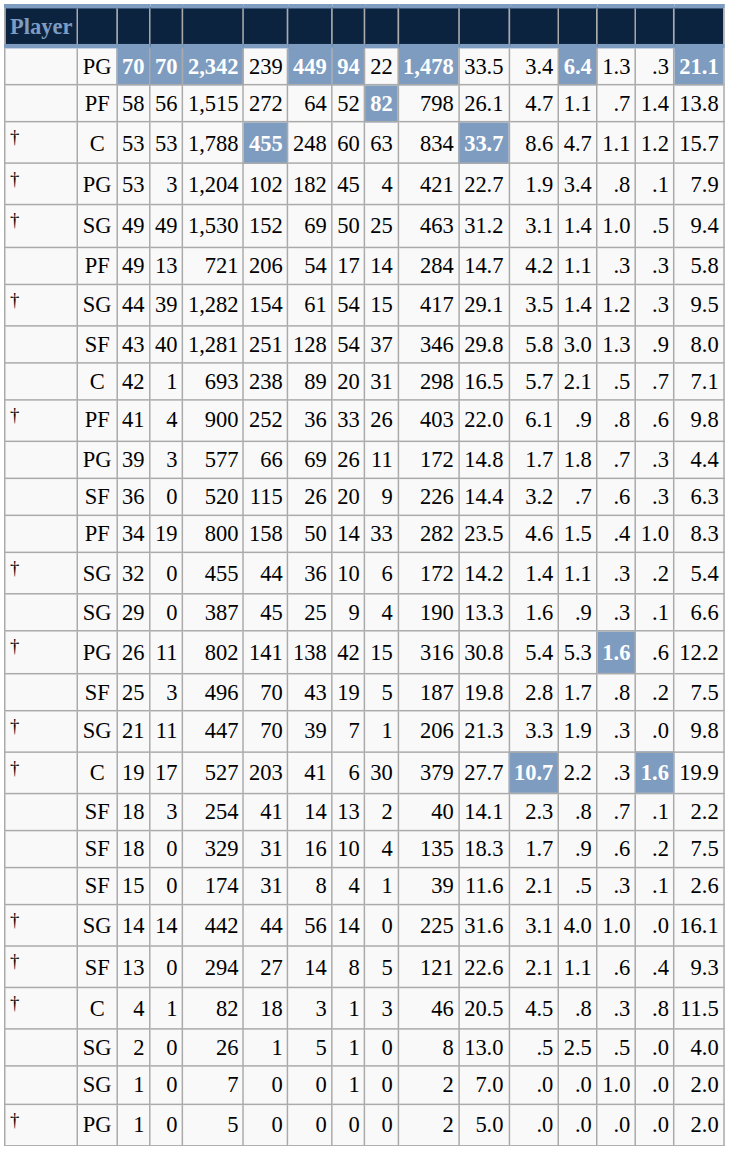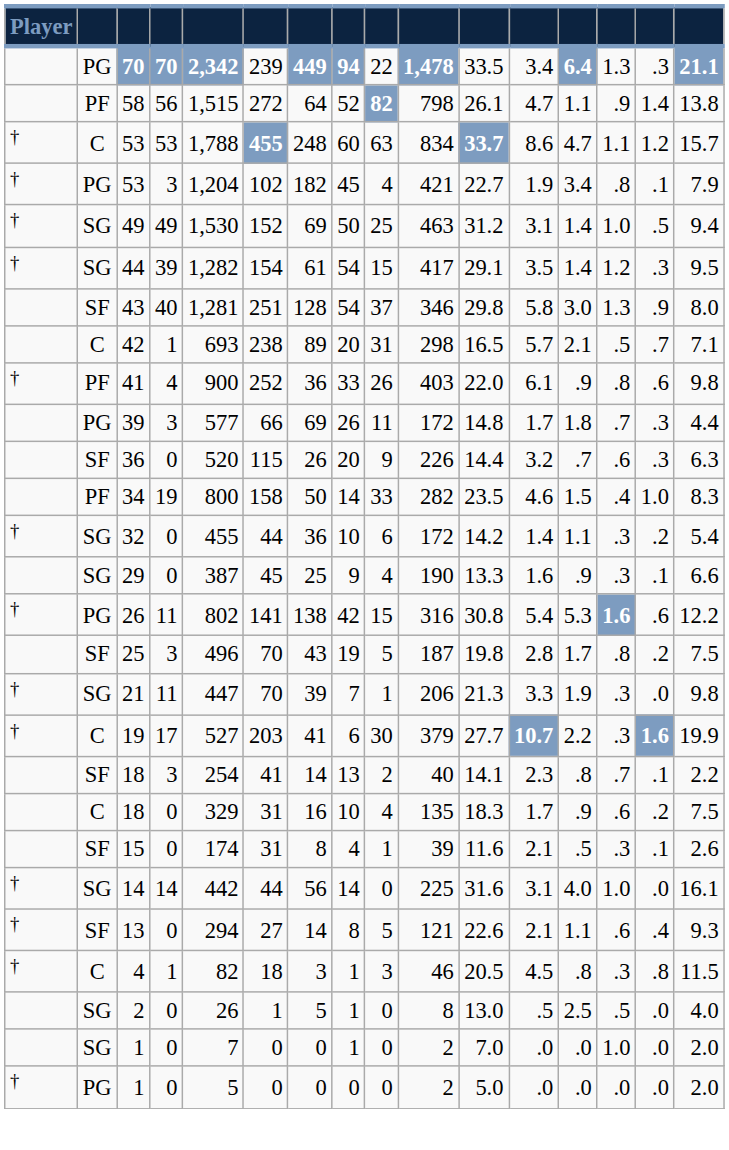(622, 103) .7 -> (622, 103) .9
- row: (133, 265)
(97, 848) SF -> (97, 811) C
